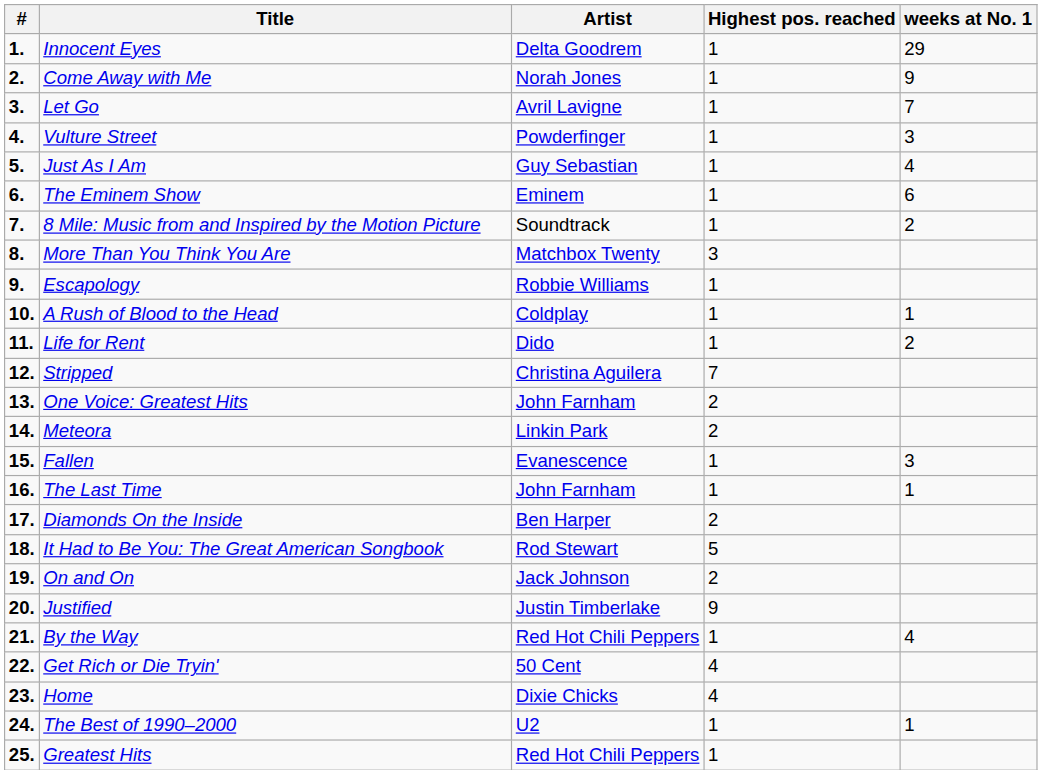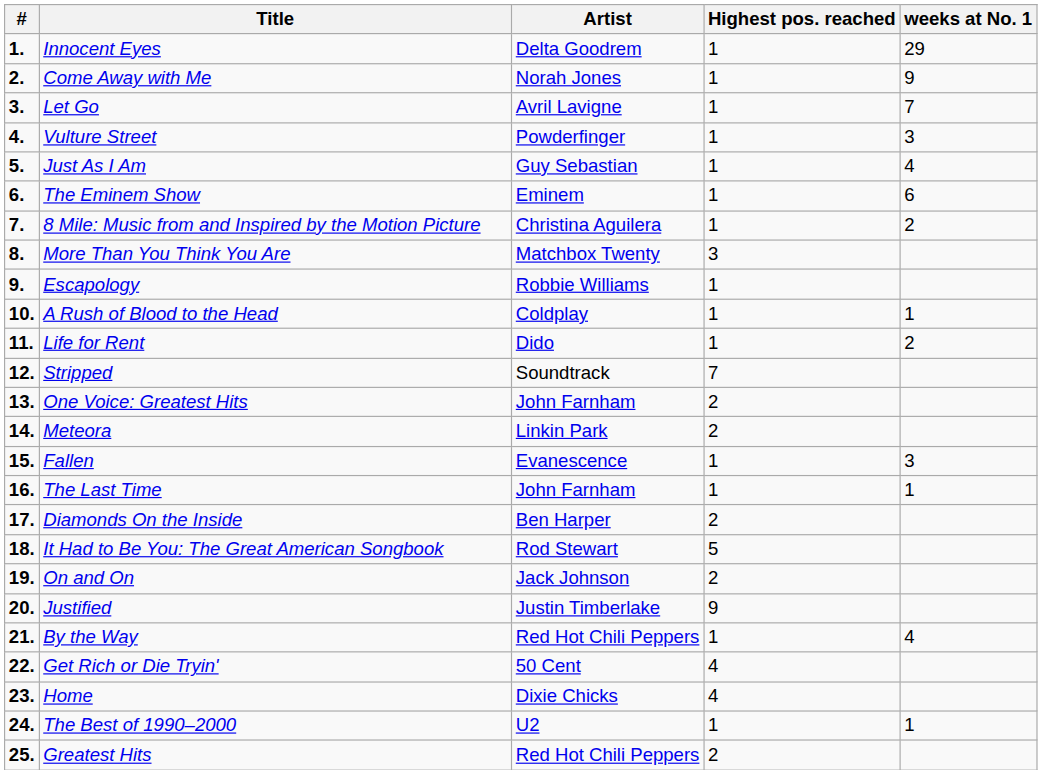(563, 225) Soundtrack -> (589, 225) Christina Aguilera
(589, 372) Christina Aguilera -> (563, 372) Soundtrack
(713, 755) 1 -> (713, 755) 2
